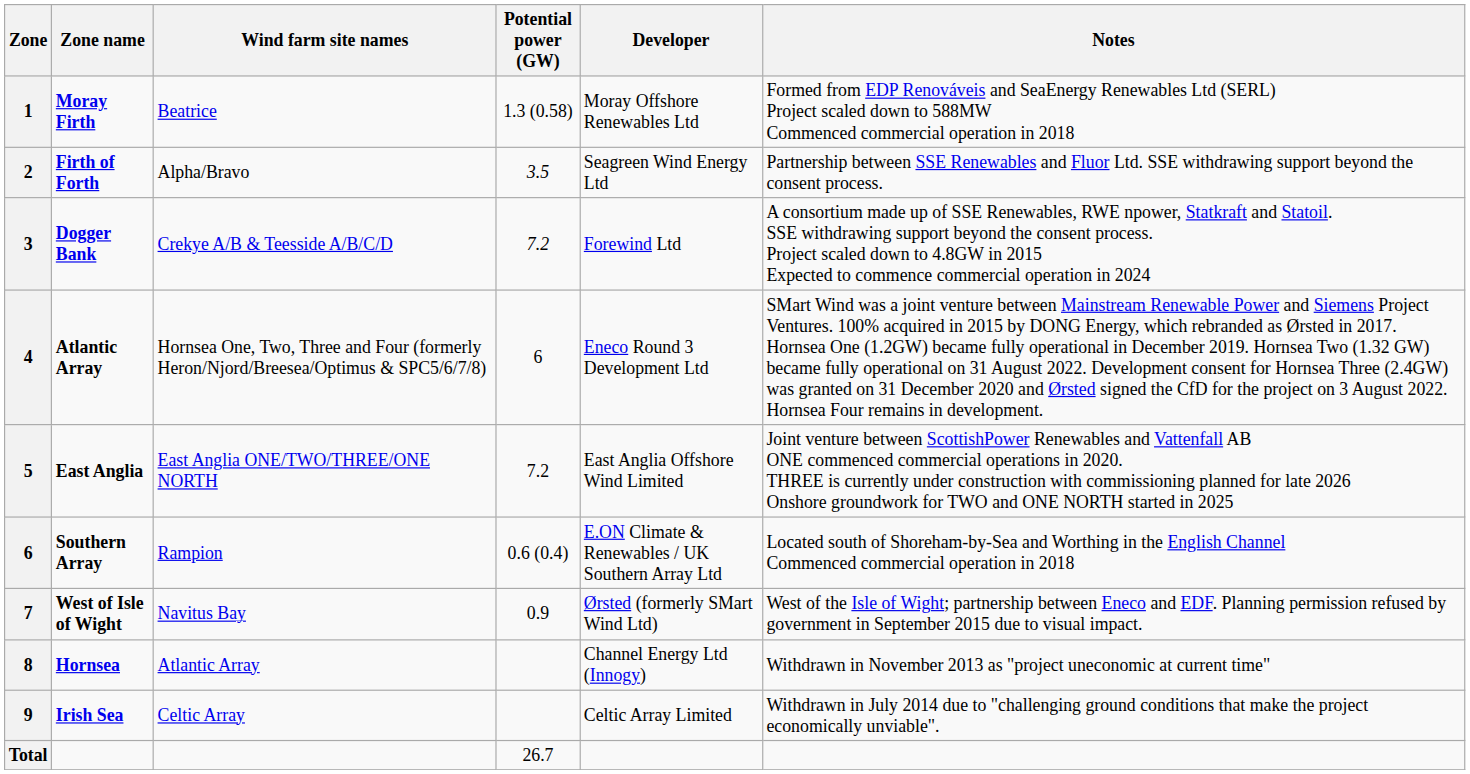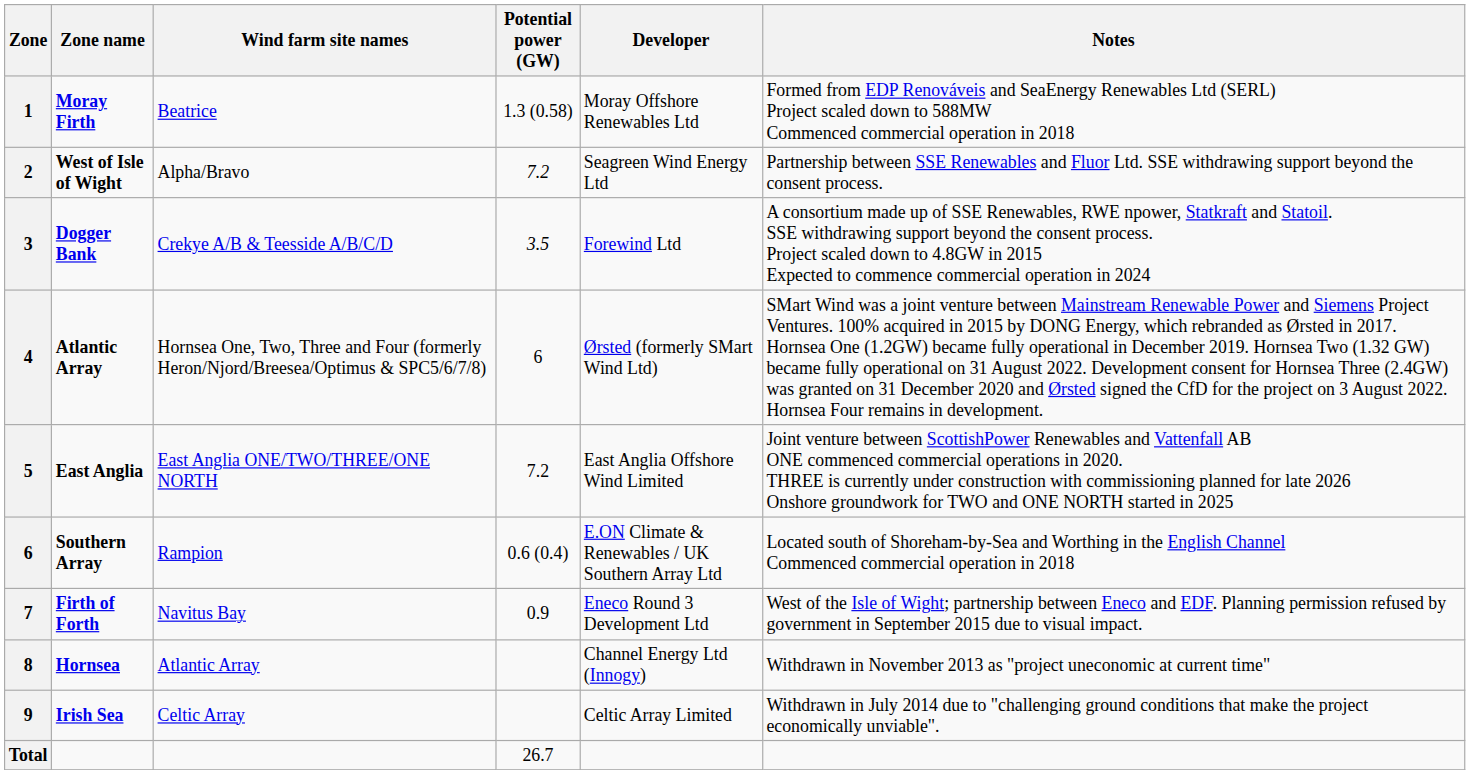(85, 172) Firth of Forth -> (100, 172) West of Isle of Wight
(538, 172) 3.5 -> (538, 172) 7.2
(538, 244) 7.2 -> (538, 244) 3.5
(646, 357) Eneco Round 3 Development Ltd -> (668, 357) Ørsted (formerly SMart Wind Ltd)
(100, 614) West of Isle of Wight -> (85, 614) Firth of Forth
(668, 614) Ørsted (formerly SMart Wind Ltd) -> (646, 614) Eneco Round 3 Development Ltd
